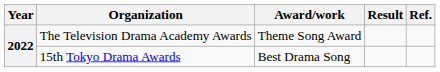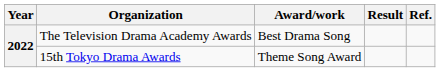(310, 35) Theme Song Award -> (304, 35) Best Drama Song
(304, 56) Best Drama Song -> (310, 56) Theme Song Award
